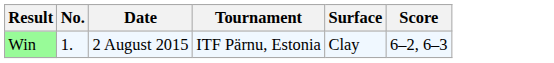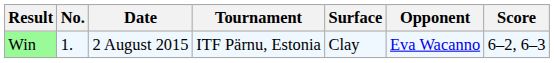+ column: (435, 17)
